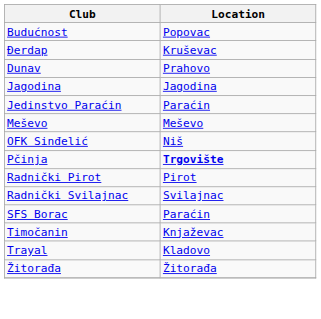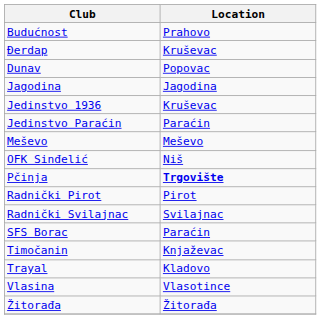(186, 32) Popovac -> (186, 32) Prahovo
(186, 68) Prahovo -> (186, 68) Popovac
+ row: (54, 105)
+ row: (31, 287)
